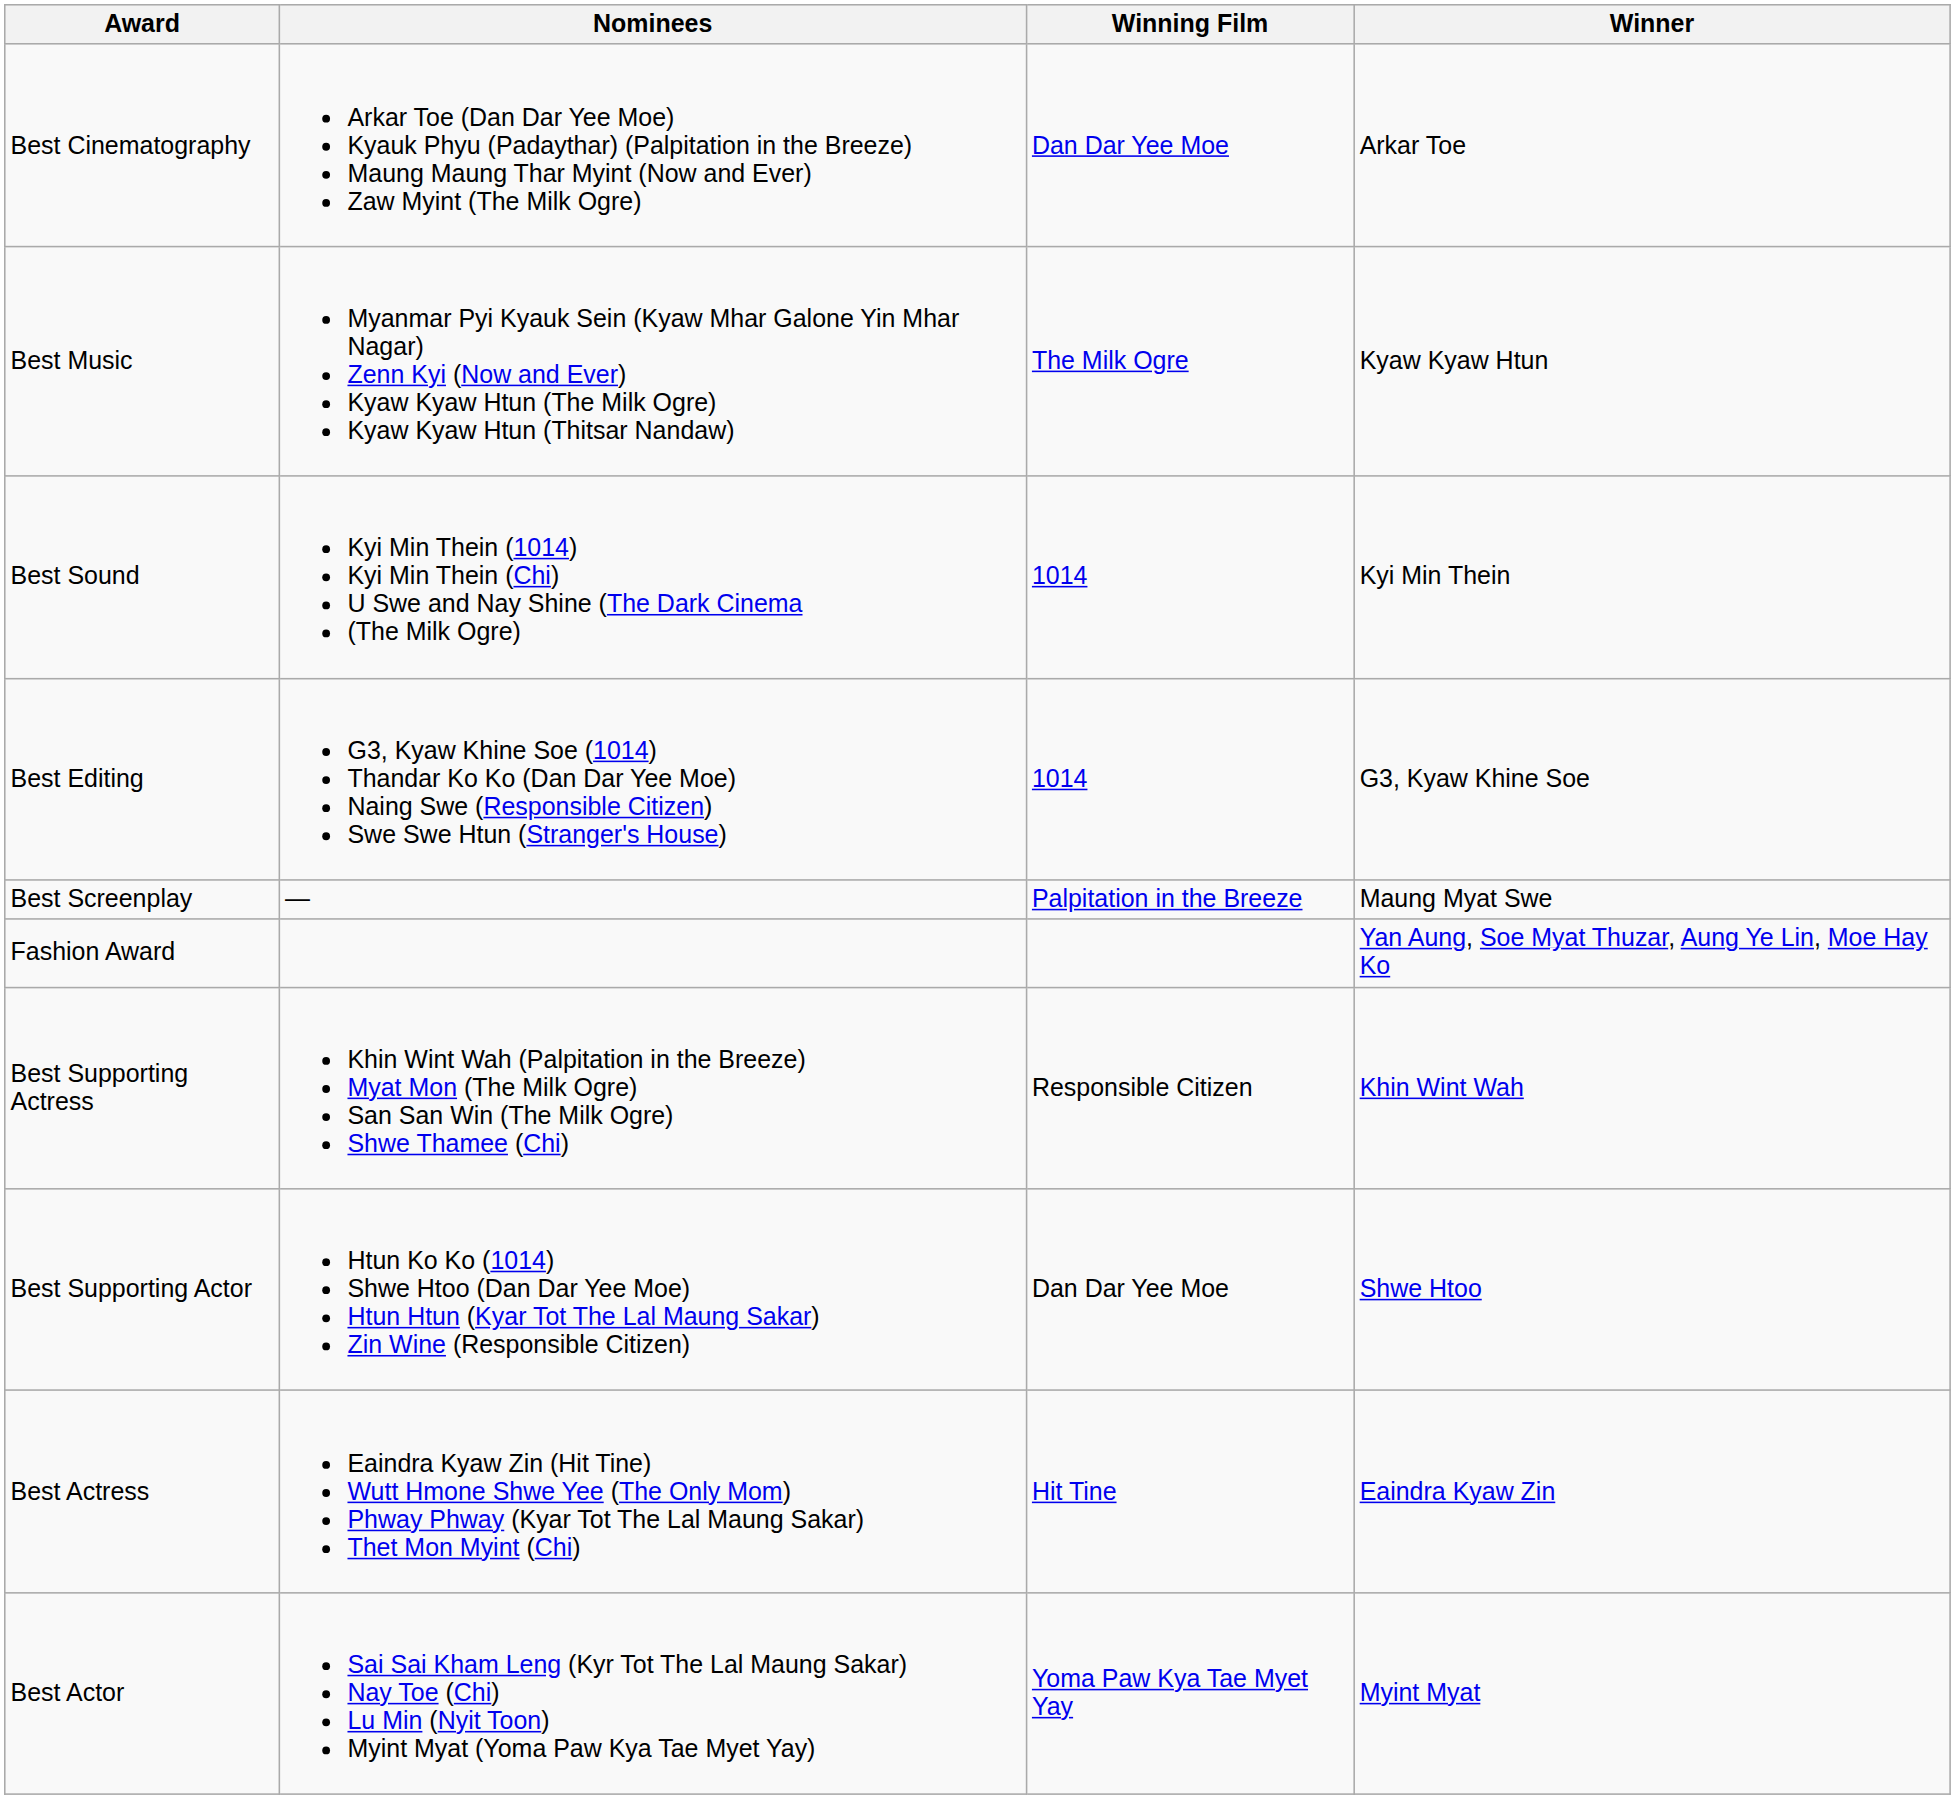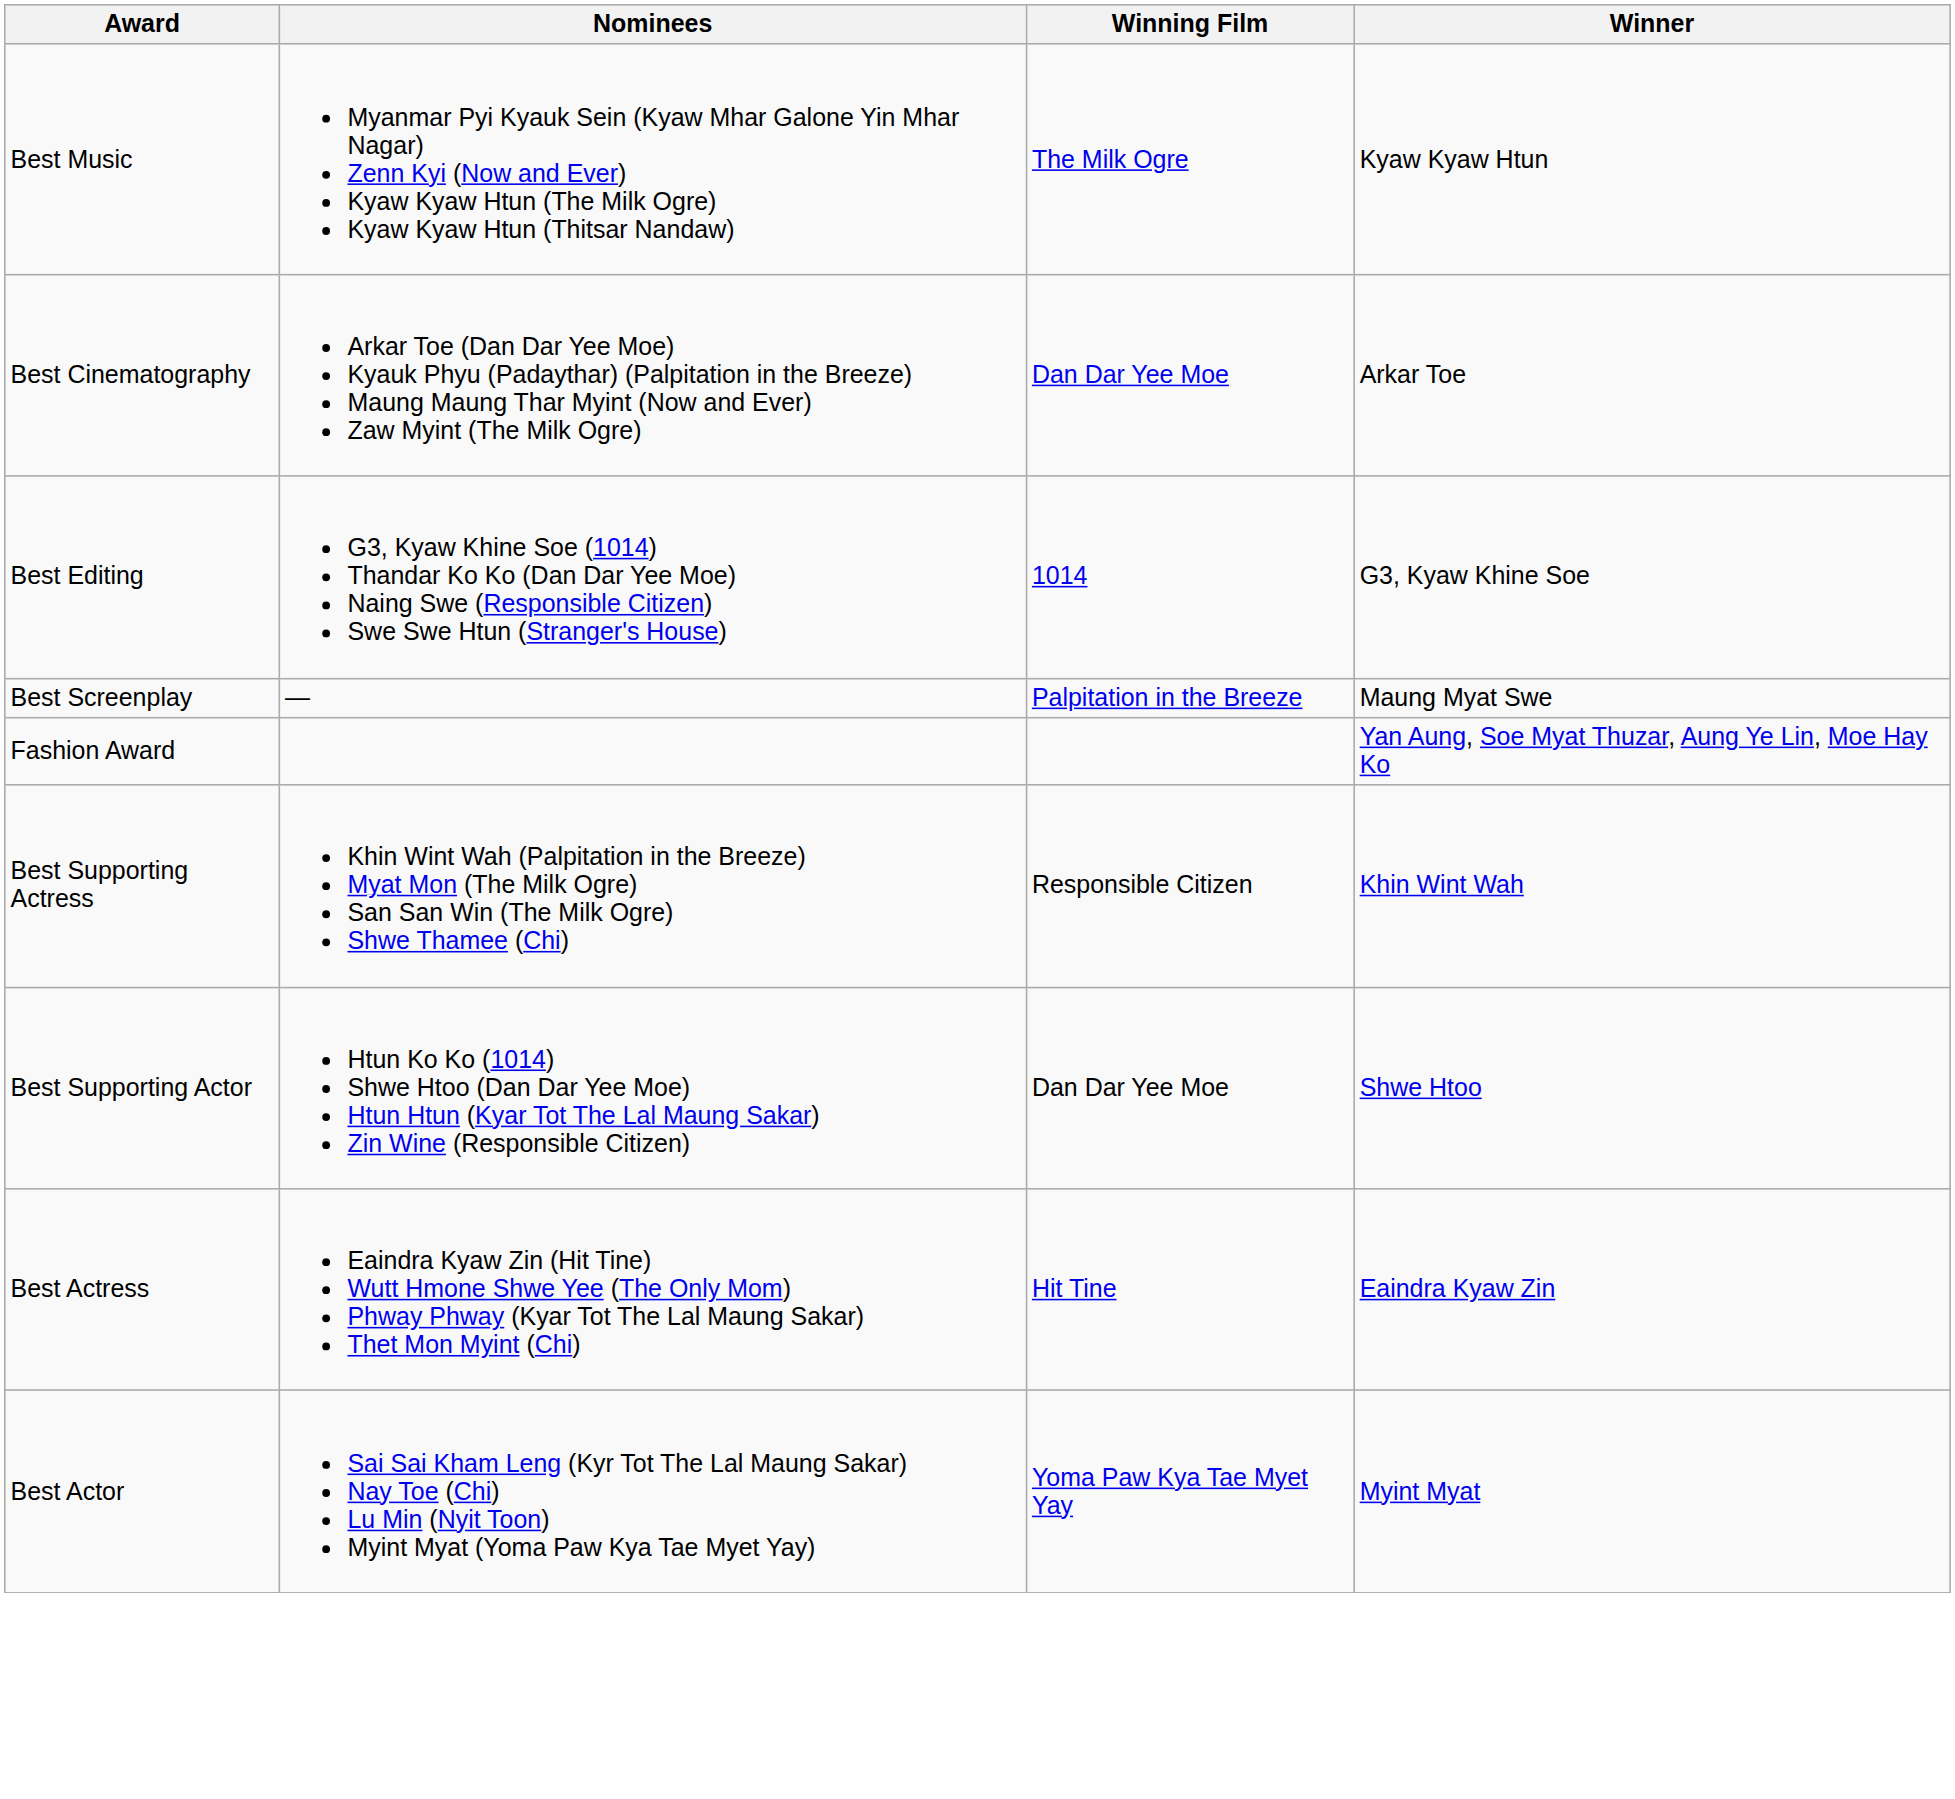rows swapped: (131, 144) <-> (72, 360)
- row: (75, 576)
